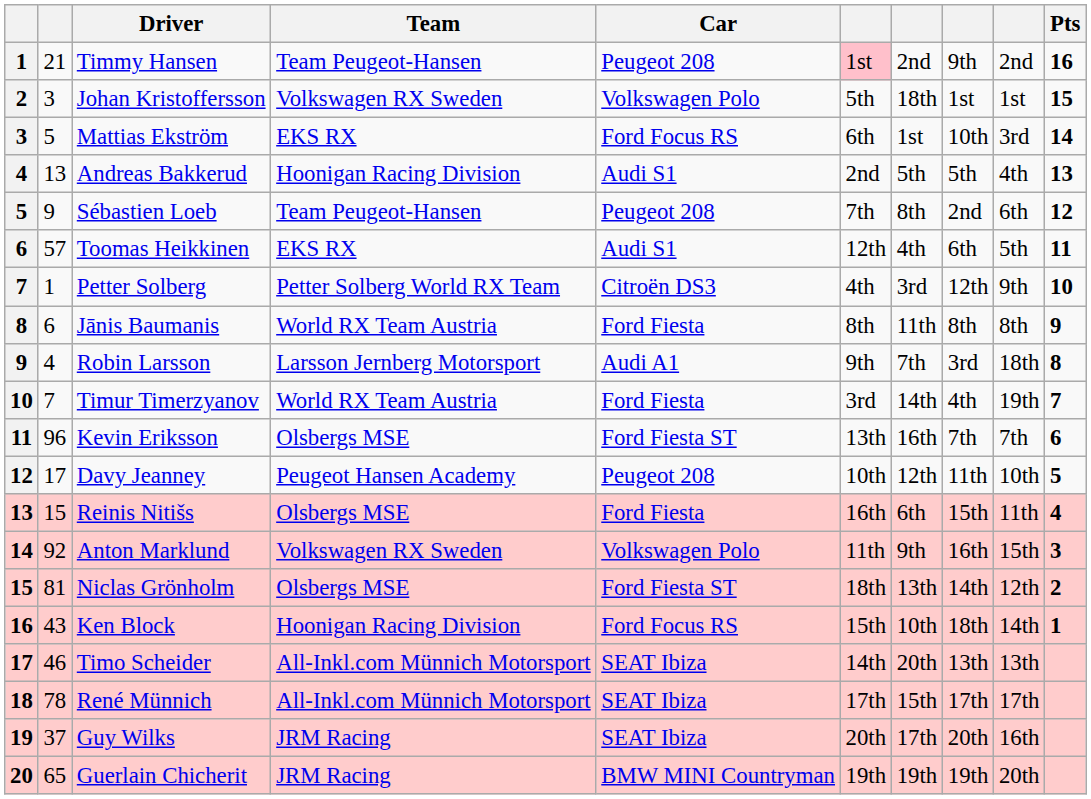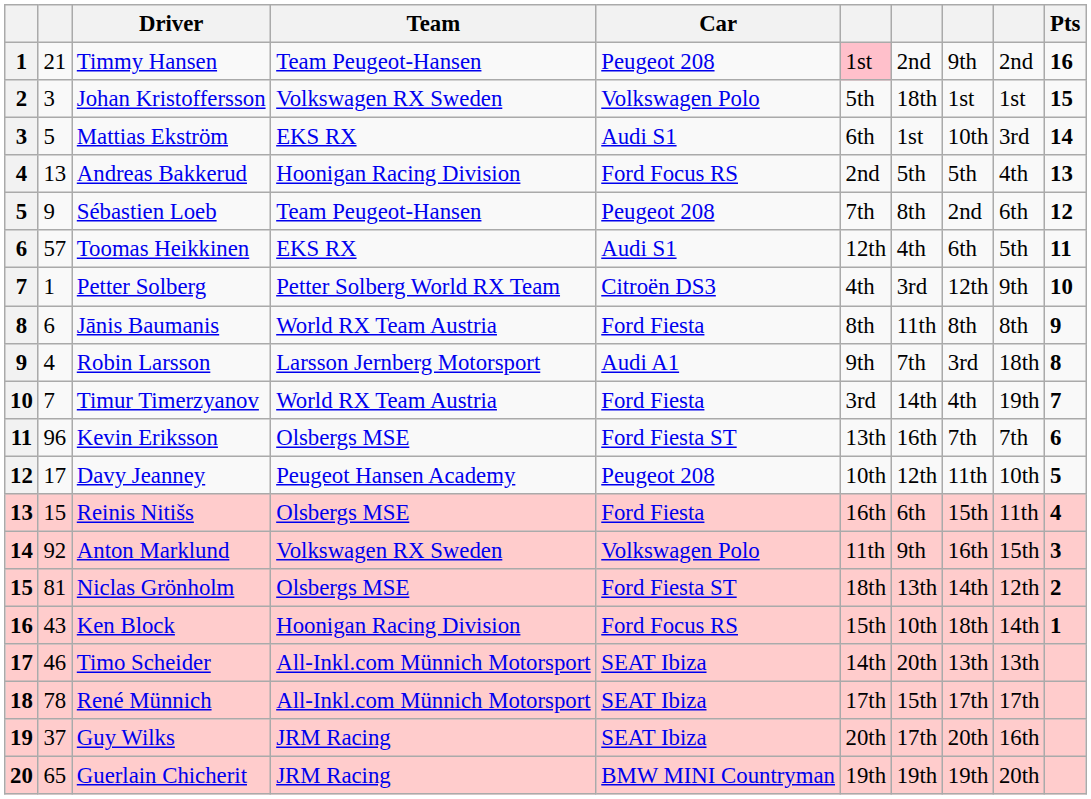(670, 136) Ford Focus RS -> (639, 136) Audi S1
(639, 173) Audi S1 -> (670, 173) Ford Focus RS
